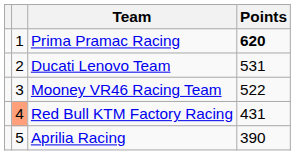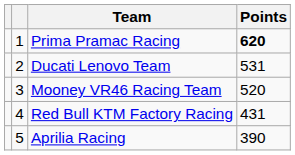(253, 90) 522 -> (253, 90) 520
(19, 114) lightsalmon background -> (19, 114) no background
